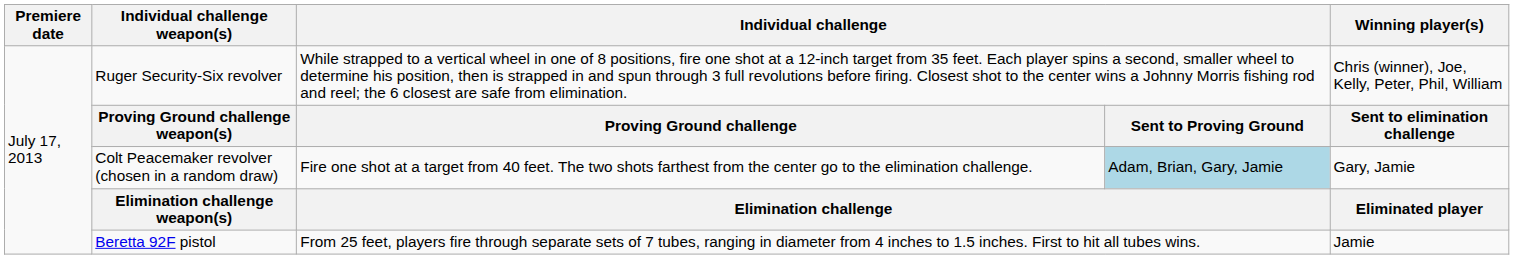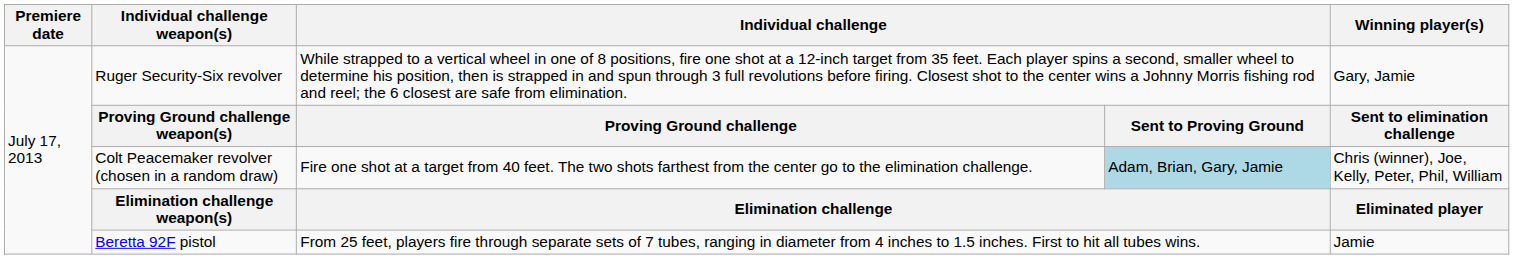(1418, 75) Chris (winner), Joe, Kelly, Peter, Phil, William -> (1374, 75) Gary, Jamie
(1374, 167) Gary, Jamie -> (1418, 167) Chris (winner), Joe, Kelly, Peter, Phil, William
